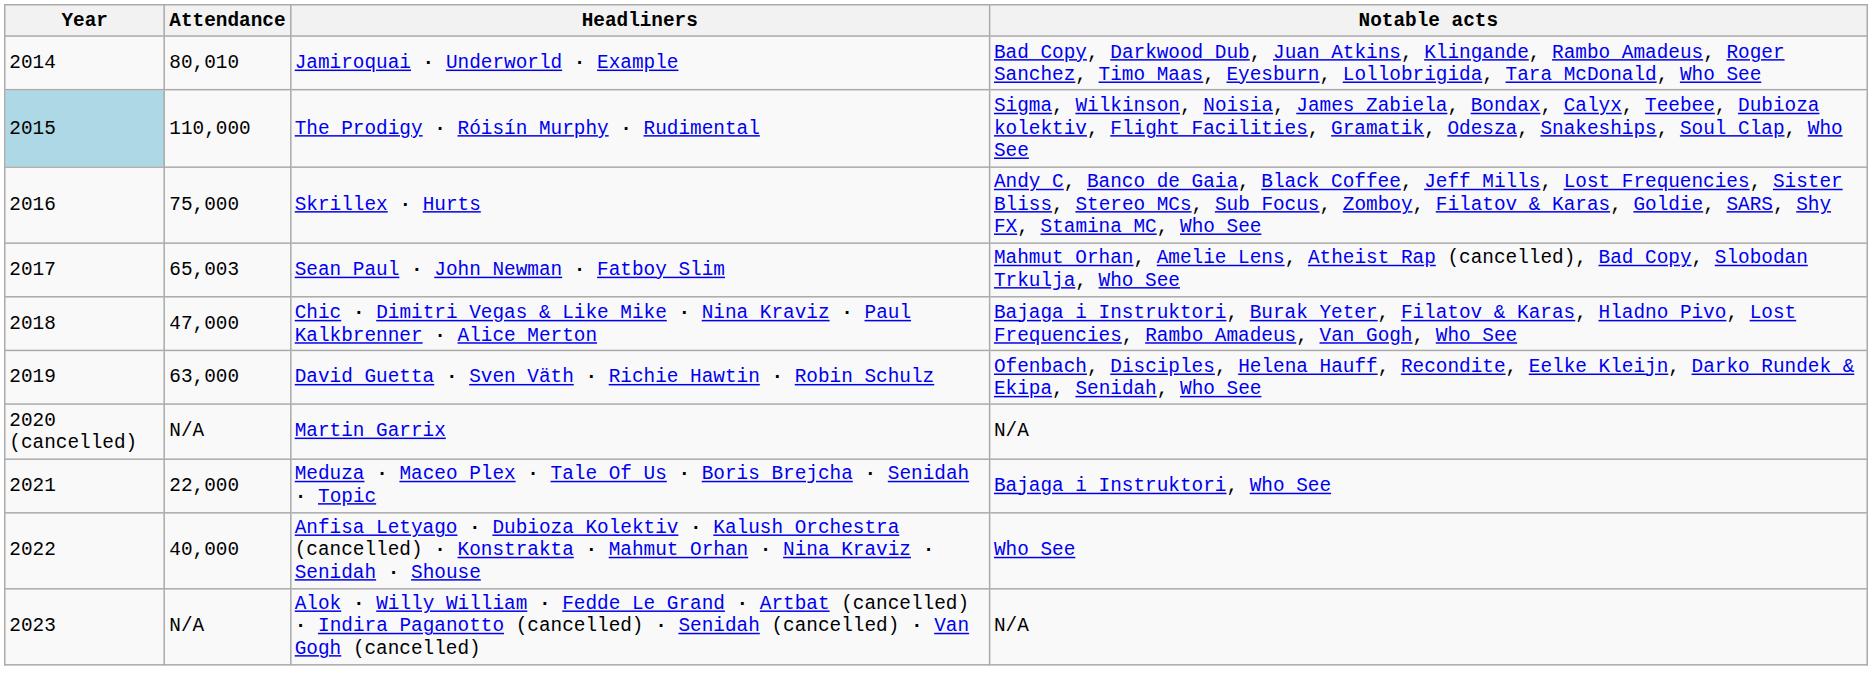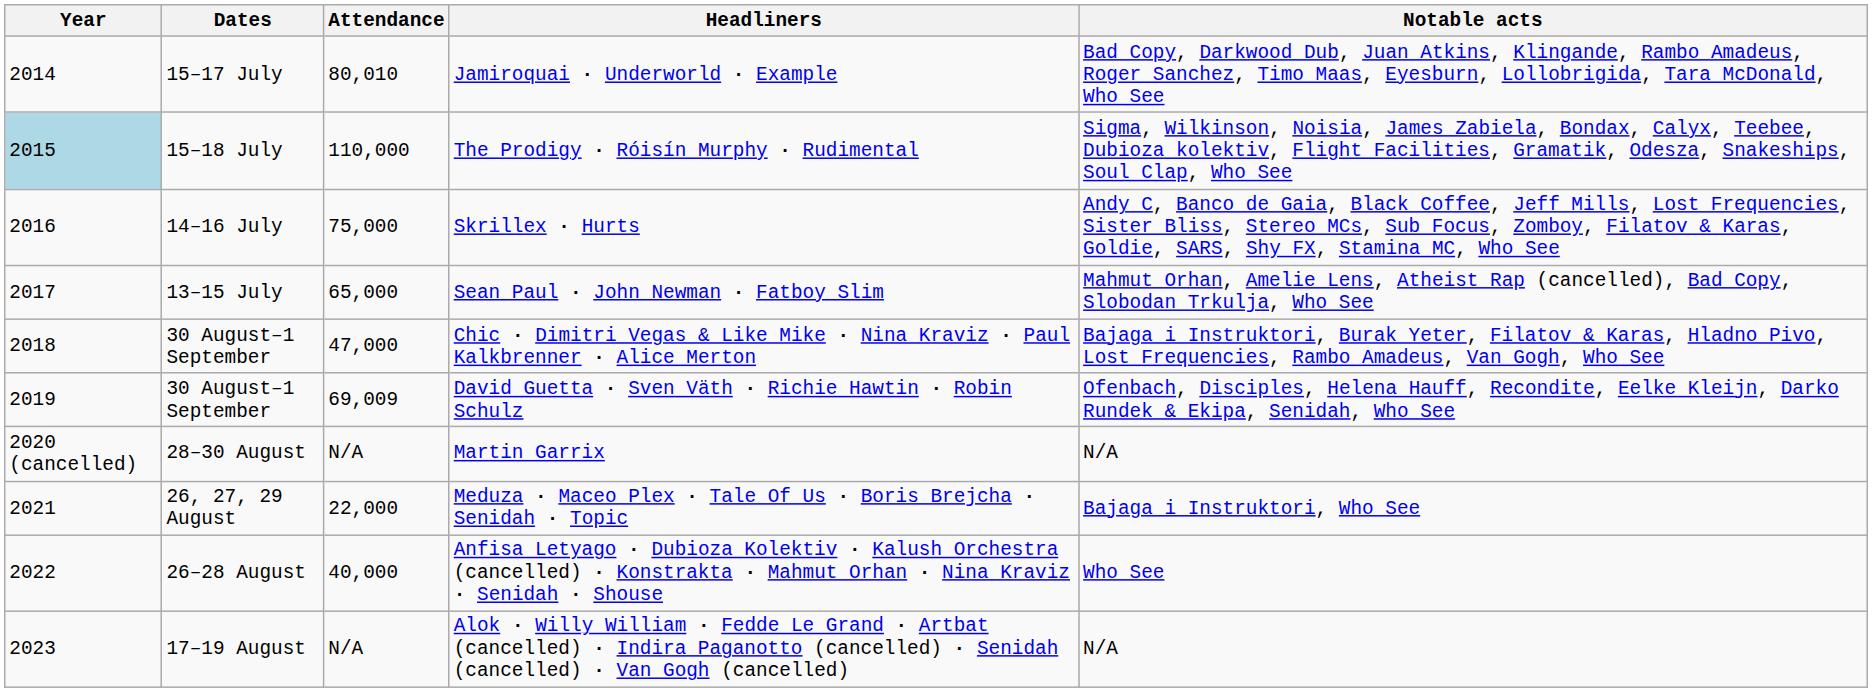+ column: (243, 21)
(204, 270) 65,003 -> (363, 292) 65,000
(204, 378) 63,000 -> (363, 400) 69,009
